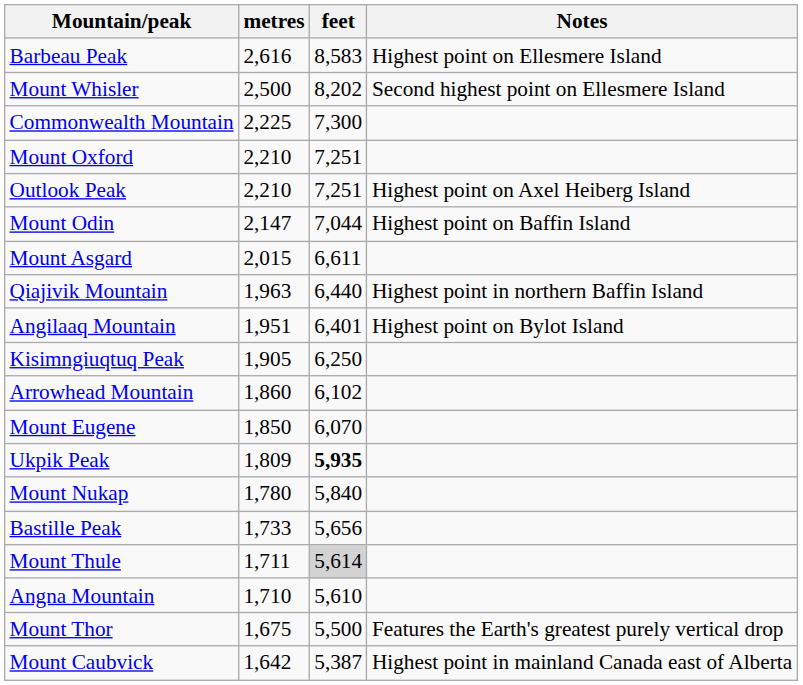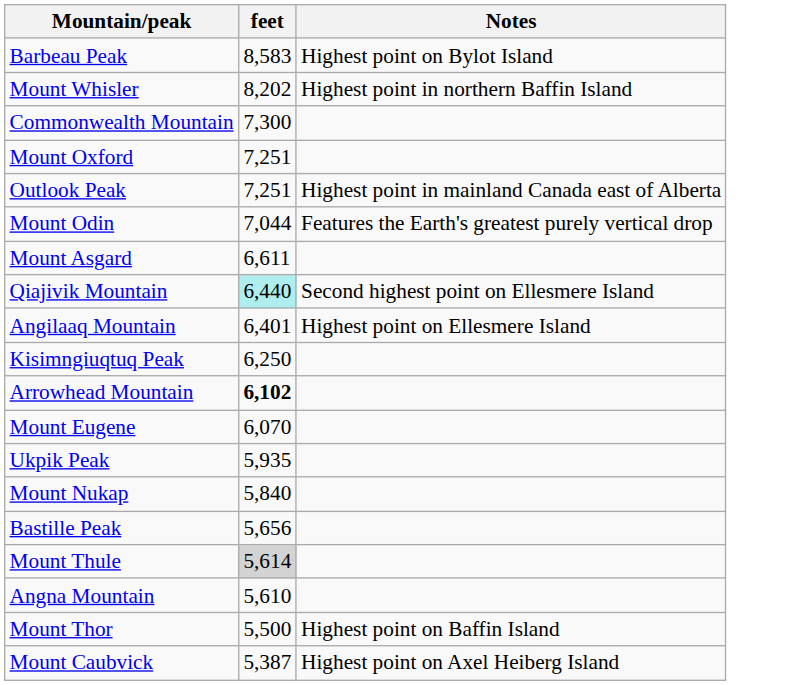- column: (274, 21)
(517, 55) Highest point on Ellesmere Island -> (427, 55) Highest point on Bylot Island
(548, 88) Second highest point on Ellesmere Island -> (467, 88) Highest point in northern Baffin Island
(531, 190) Highest point on Axel Heiberg Island -> (511, 190) Highest point in mainland Canada east of Alberta
(501, 223) Highest point on Baffin Island -> (507, 223) Features the Earth's greatest purely vertical drop
(338, 291) no background -> (267, 291) paleturquoise background
(538, 291) Highest point in northern Baffin Island -> (478, 291) Second highest point on Ellesmere Island
(498, 325) Highest point on Bylot Island -> (446, 325) Highest point on Ellesmere Island
(338, 392) normal -> (267, 392) bold
(338, 460) bold -> (267, 460) normal
(578, 628) Features the Earth's greatest purely vertical drop -> (430, 628) Highest point on Baffin Island
(582, 662) Highest point in mainland Canada east of Alberta -> (460, 662) Highest point on Axel Heiberg Island
